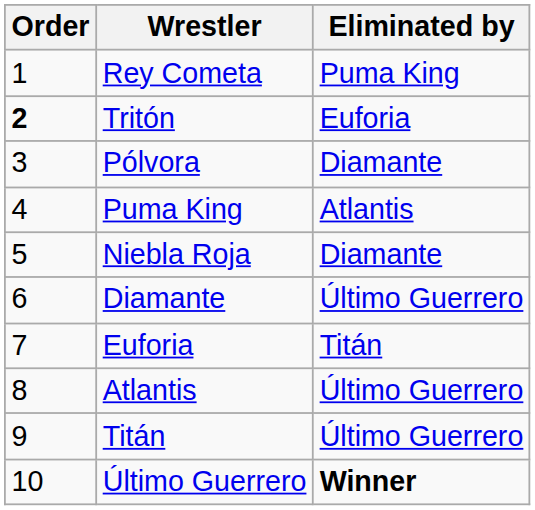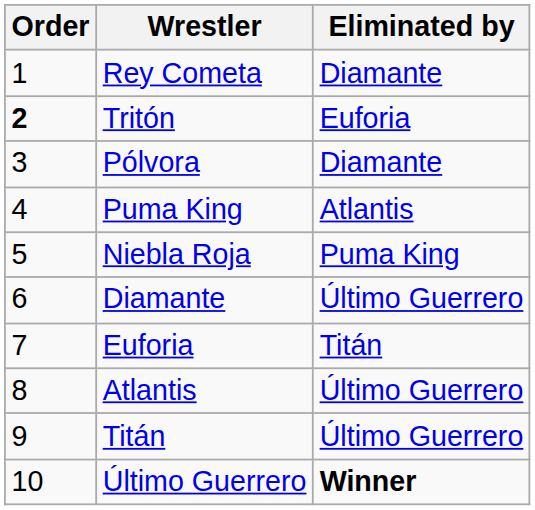(390, 72) Puma King -> (381, 72) Diamante
(381, 254) Diamante -> (390, 254) Puma King
